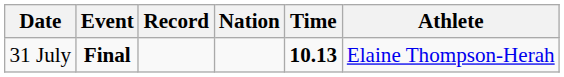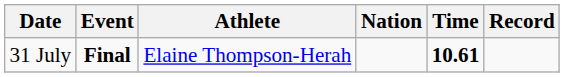columns swapped: (451, 21) <-> (176, 21)
(313, 54) 10.13 -> (455, 54) 10.61
